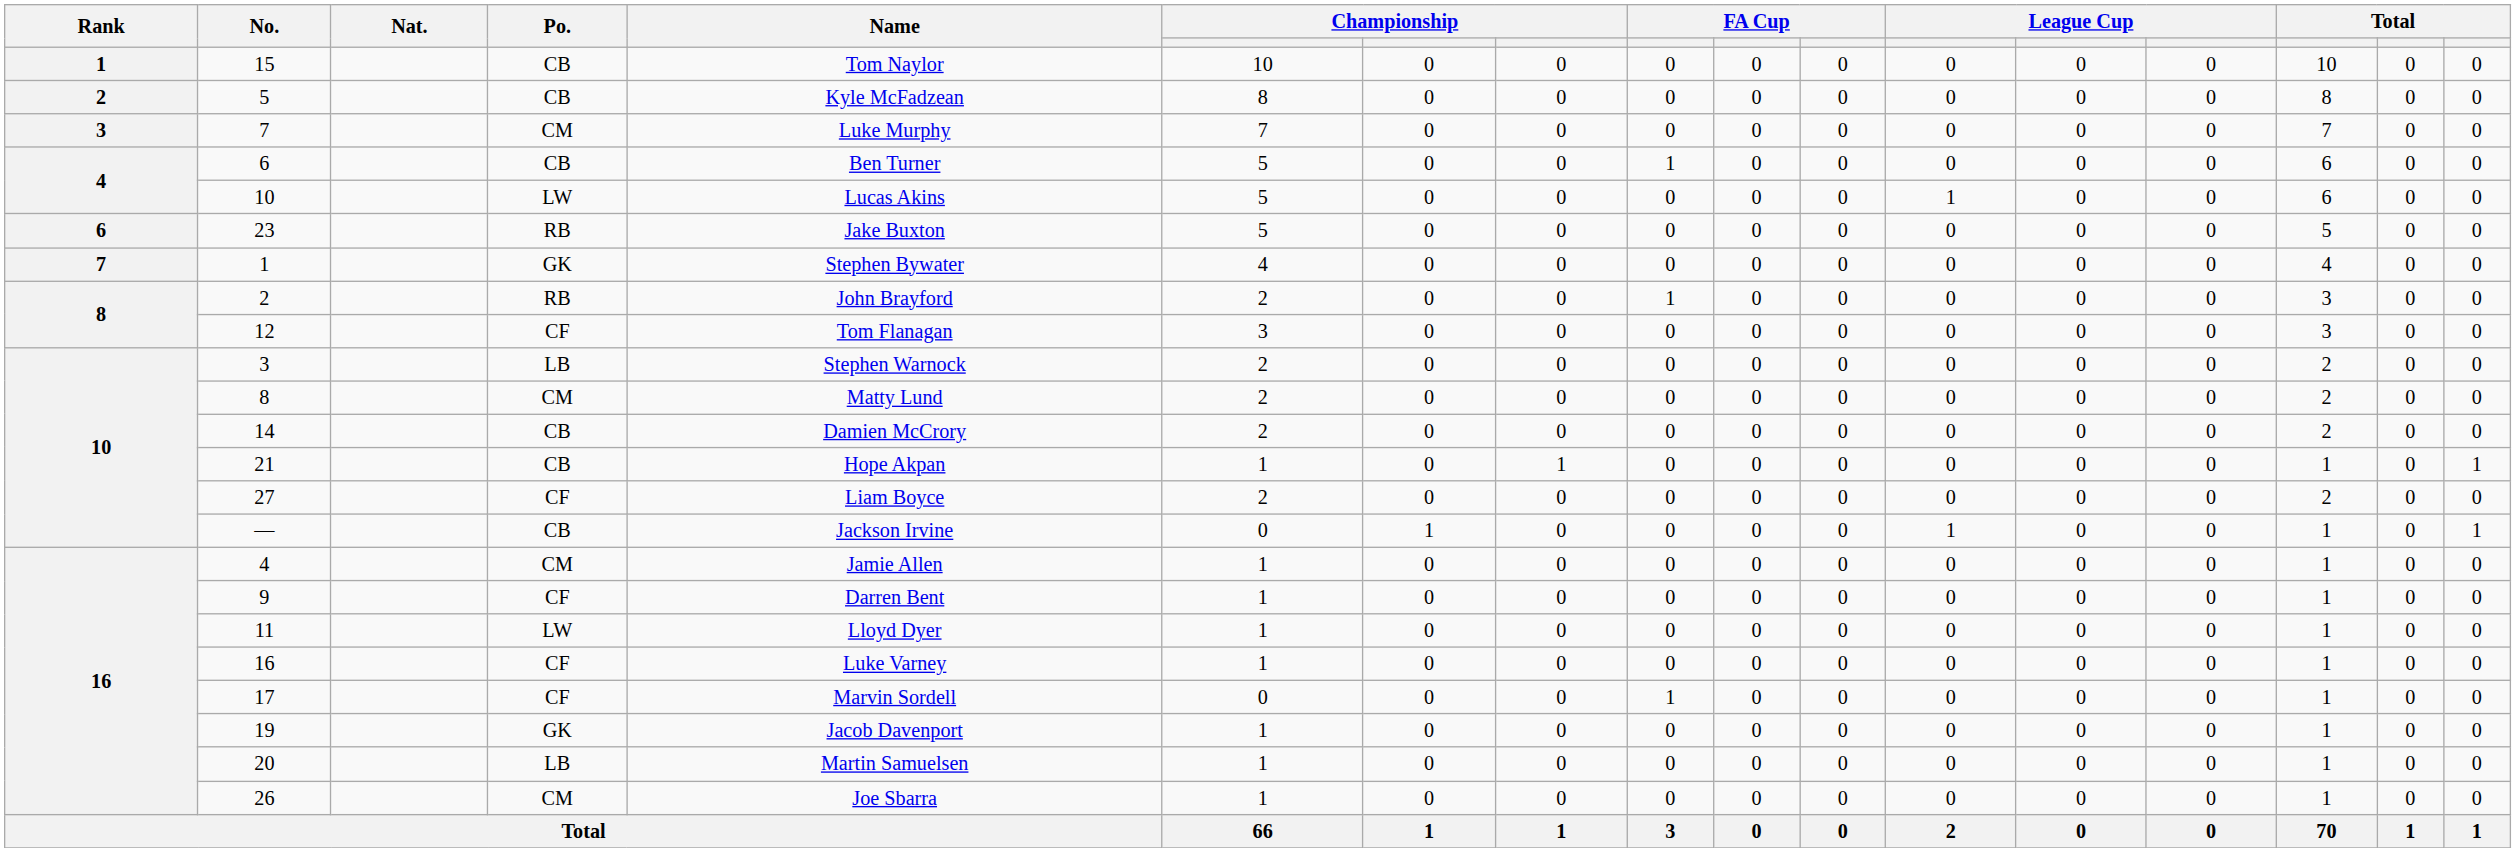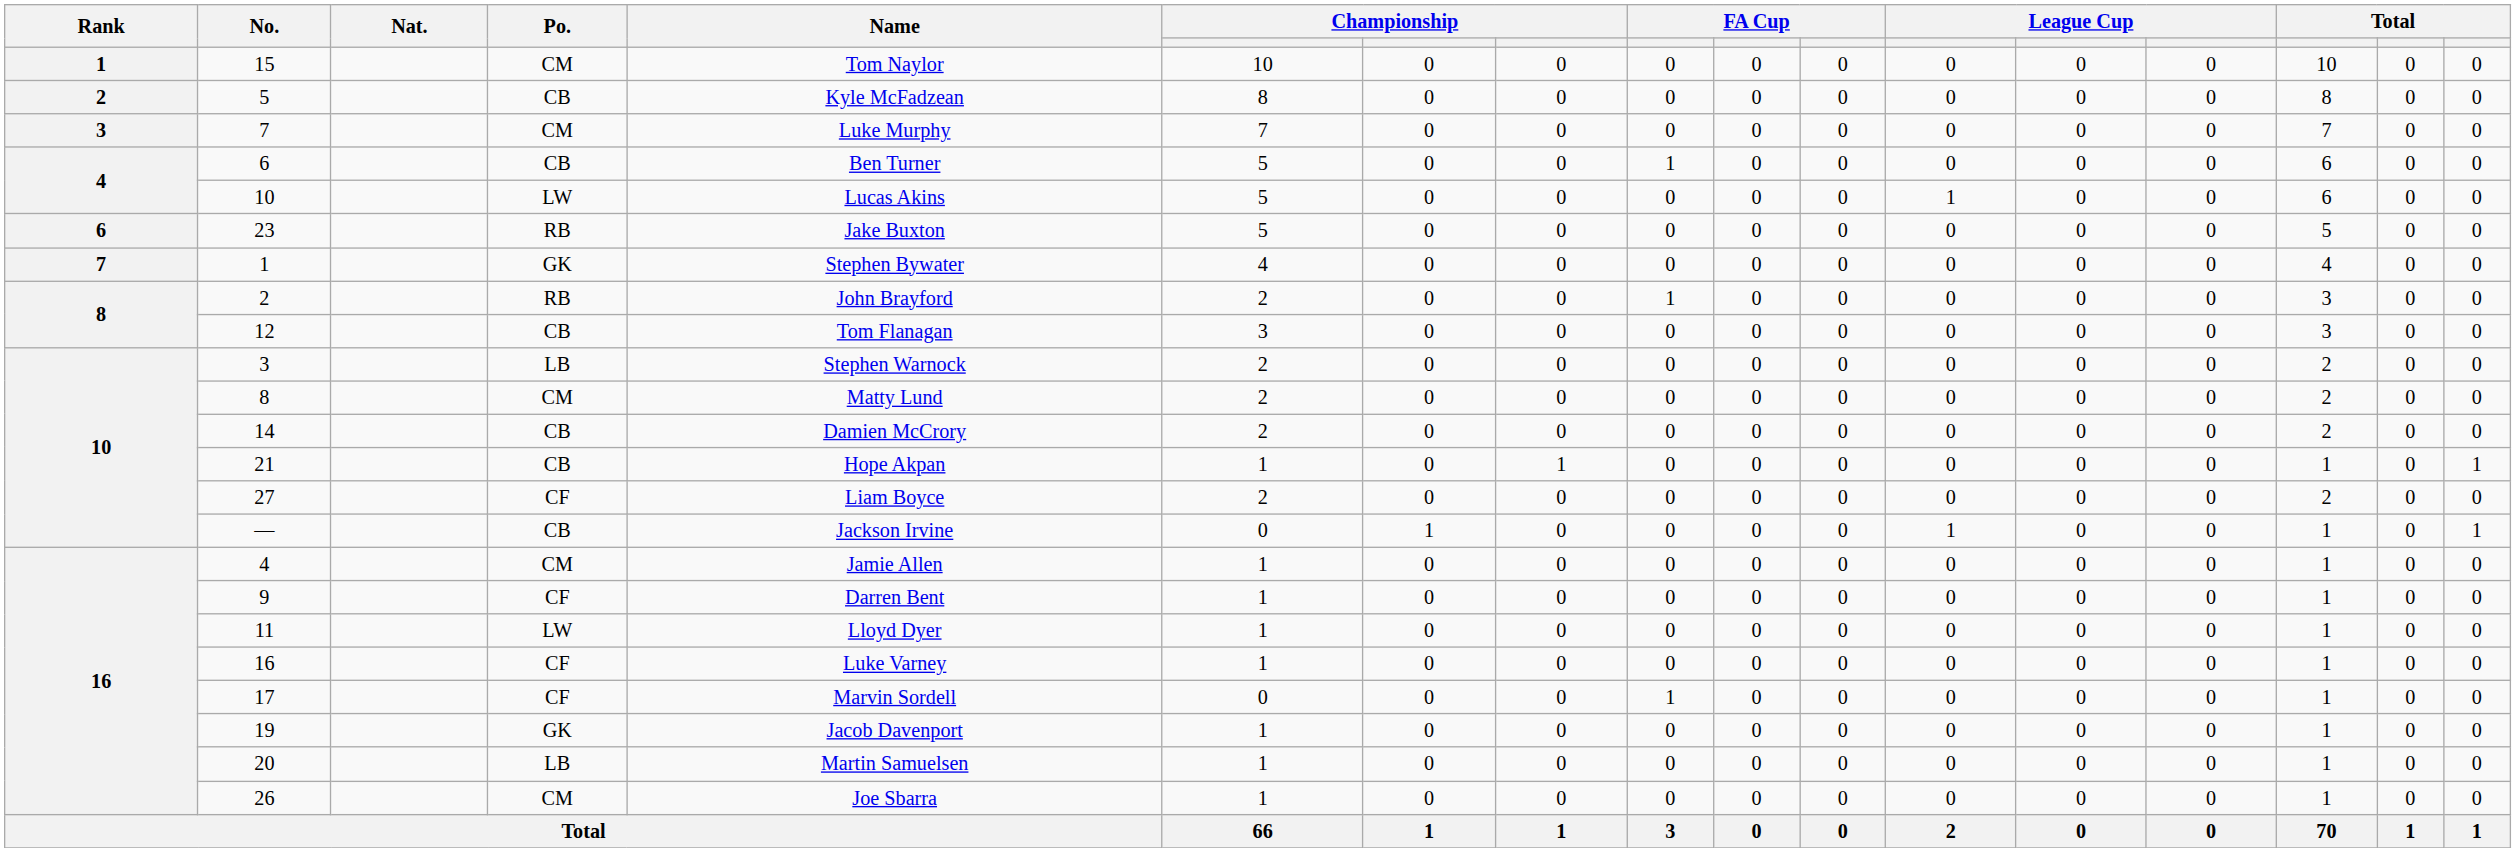(557, 64) CB -> (557, 64) CM
(557, 330) CF -> (557, 330) CB
